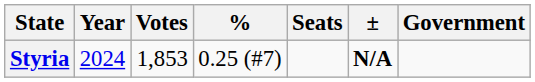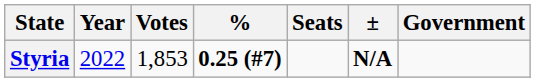(102, 58) 2024 -> (102, 58) 2022
(240, 58) normal -> (240, 58) bold
